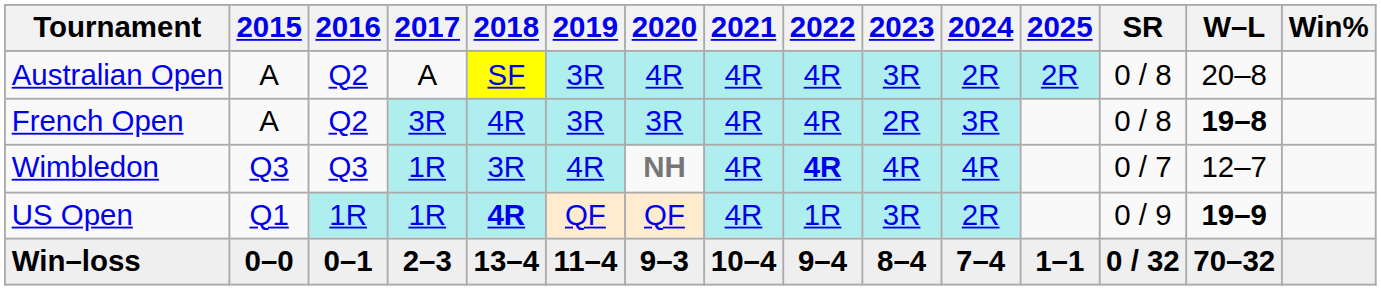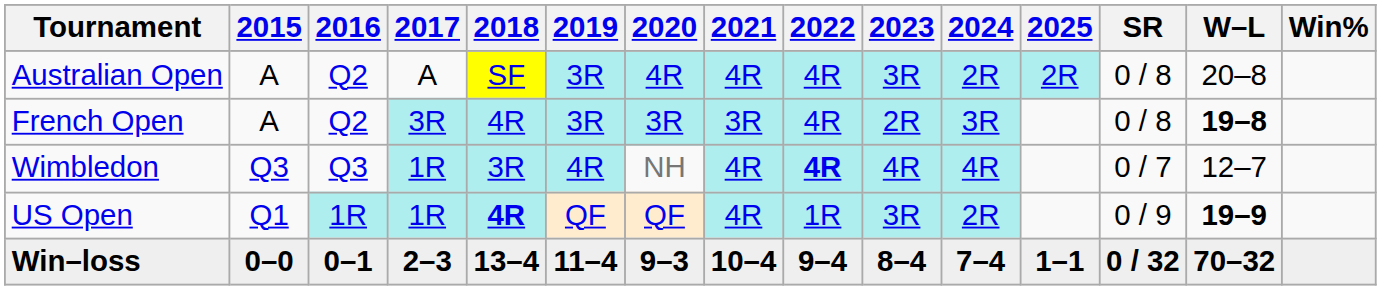(743, 121) 4R -> (743, 121) 3R
(664, 167) bold -> (664, 167) normal
